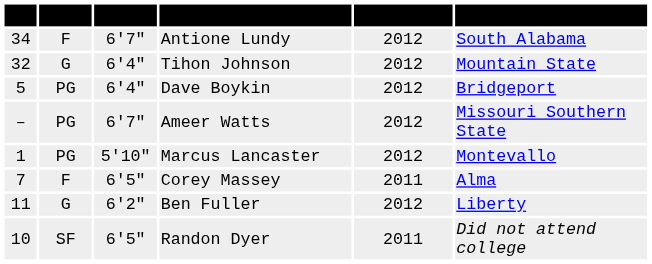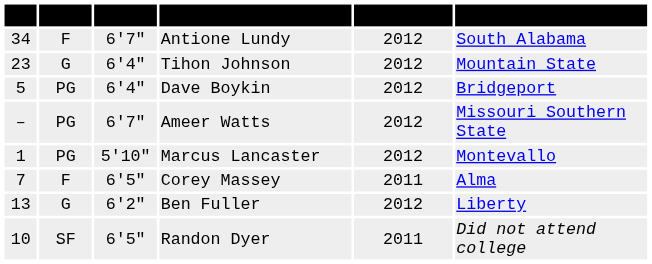(21, 64) 32 -> (21, 64) 23
(21, 205) 11 -> (21, 205) 13
